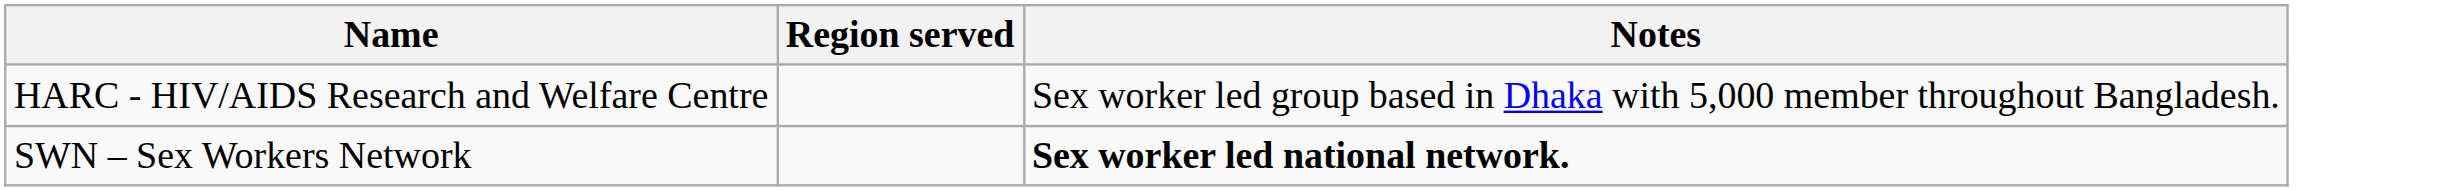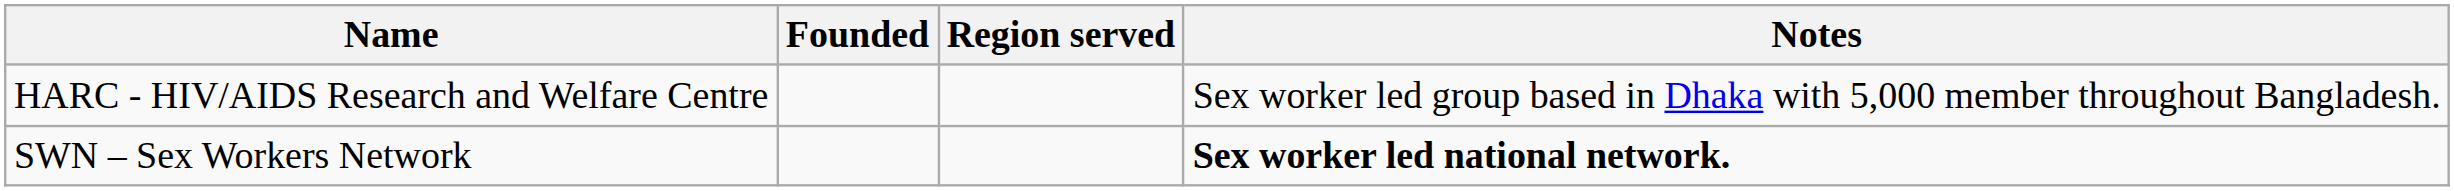+ column: (857, 34)
